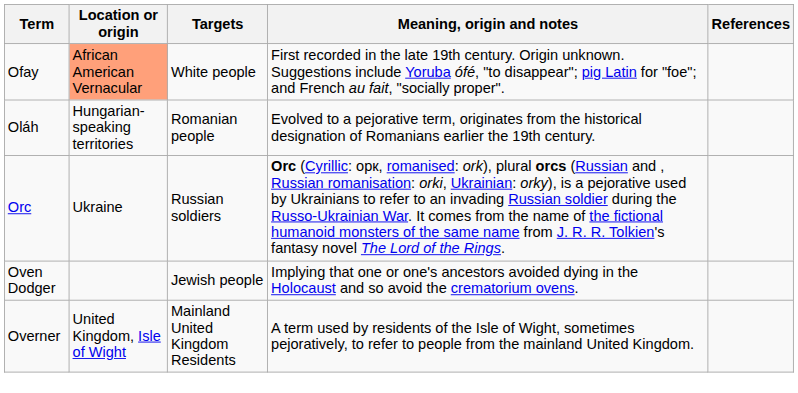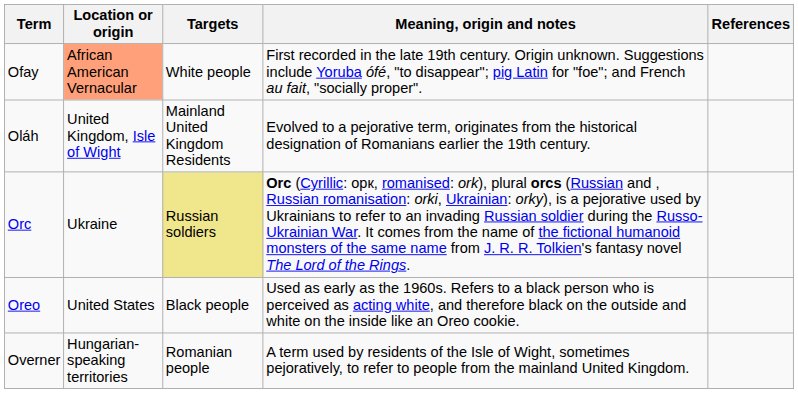(109, 127) Hungarian-speaking territories -> (111, 135) United Kingdom, Isle of Wight
(204, 127) Romanian people -> (198, 135) Mainland United Kingdom Residents
(197, 208) no background -> (192, 224) khaki background
+ row: (24, 304)
- row: (32, 280)
(117, 336) United Kingdom, Isle of Wight -> (103, 360) Hungarian-speaking territories
(203, 336) Mainland United Kingdom Residents -> (199, 360) Romanian people
